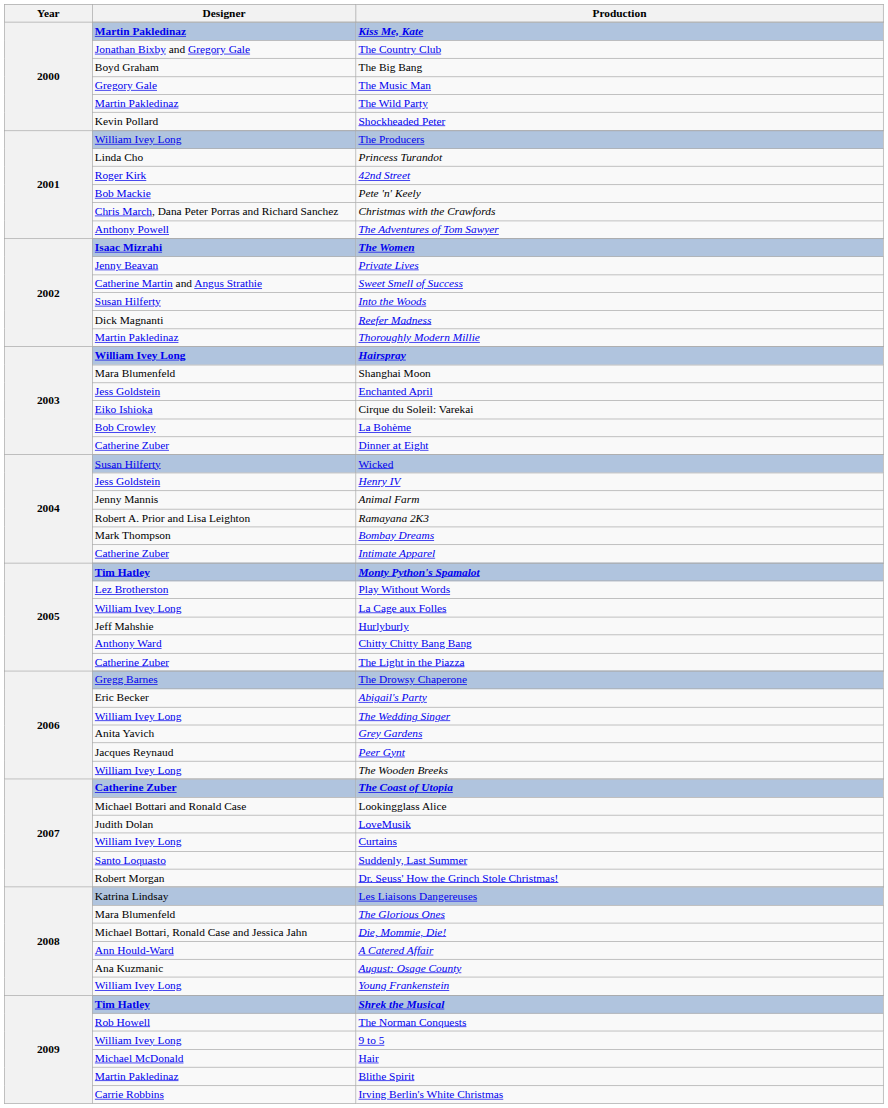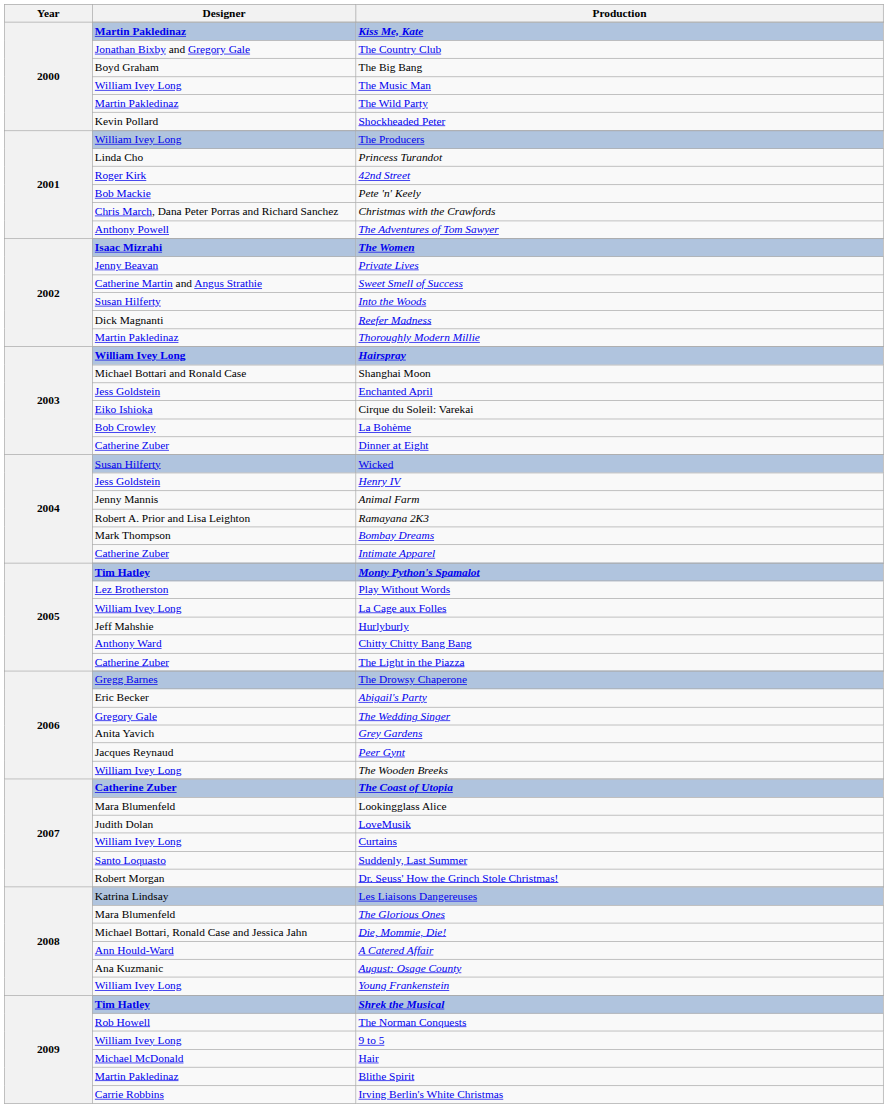(126, 85) Gregory Gale -> (138, 85) William Ivey Long
(135, 373) Mara Blumenfeld -> (171, 373) Michael Bottari and Ronald Case
(138, 716) William Ivey Long -> (126, 716) Gregory Gale
(171, 806) Michael Bottari and Ronald Case -> (135, 806) Mara Blumenfeld
